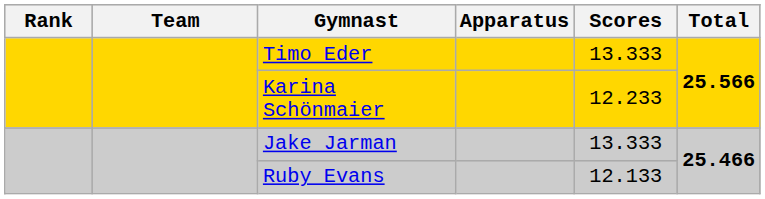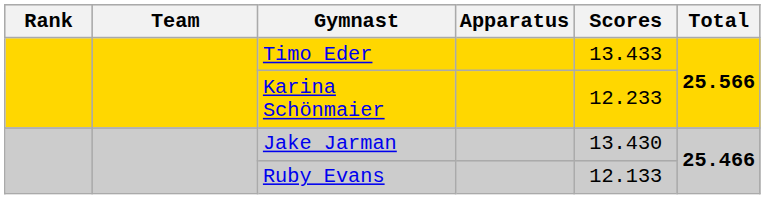(626, 54) 13.333 -> (626, 54) 13.433
(626, 144) 13.333 -> (626, 144) 13.430
